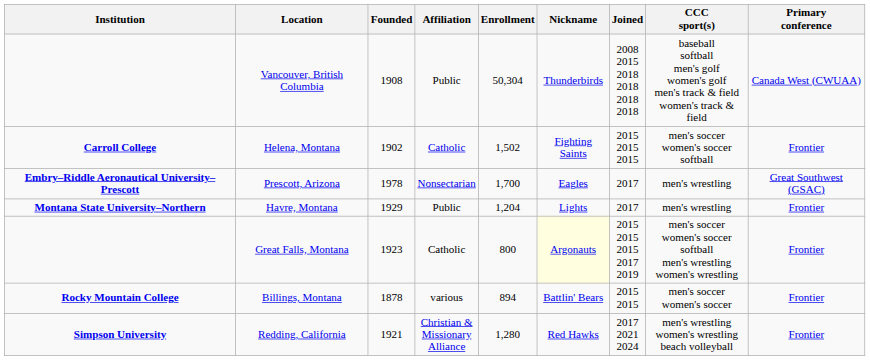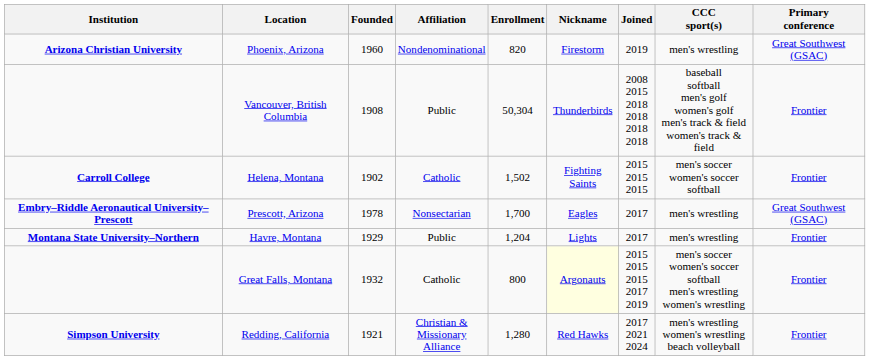+ row: (285, 49)
(806, 80) Canada West (CWUAA) -> (809, 110) Frontier
(392, 249) 1923 -> (372, 279) 1932
- row: (302, 298)
